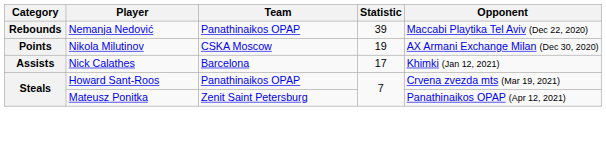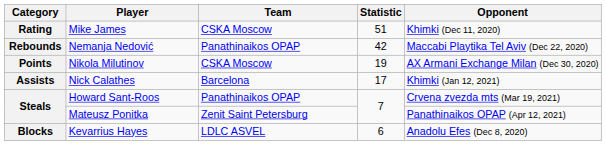+ row: (97, 30)
(381, 30) 39 -> (381, 47) 42
+ row: (108, 132)
